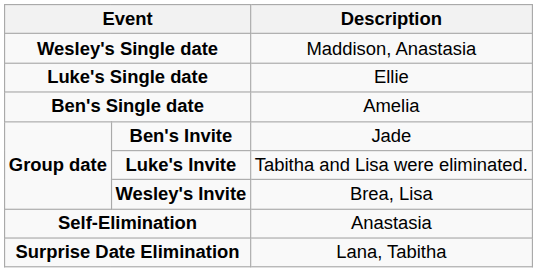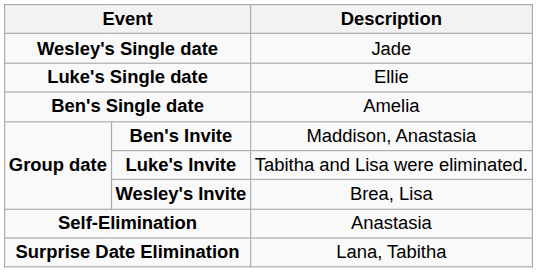(391, 48) Maddison, Anastasia -> (391, 48) Jade
(391, 135) Jade -> (391, 135) Maddison, Anastasia
